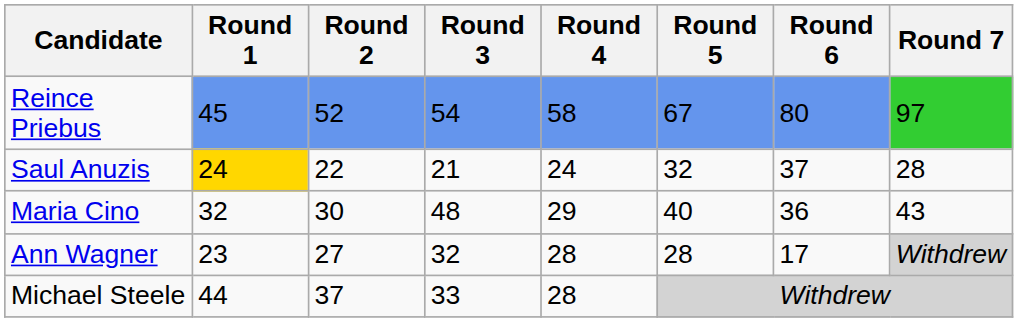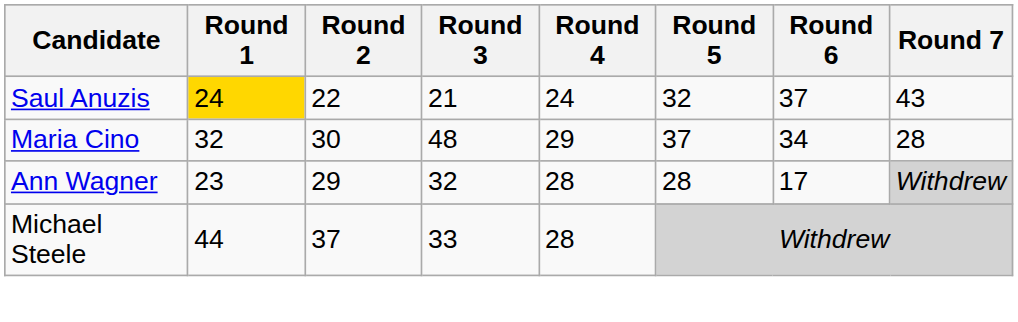- row: (56, 112)
(911, 169) 28 -> (911, 97) 43
(678, 211) 40 -> (677, 139) 37
(794, 211) 36 -> (794, 139) 34
(911, 211) 43 -> (911, 139) 28
(329, 253) 27 -> (326, 181) 29
